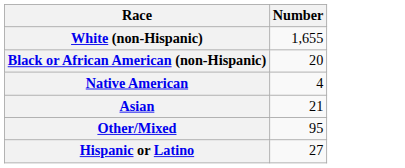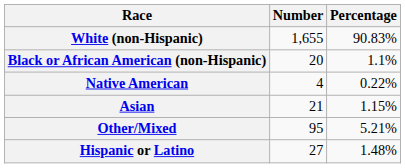+ column: (363, 15)
